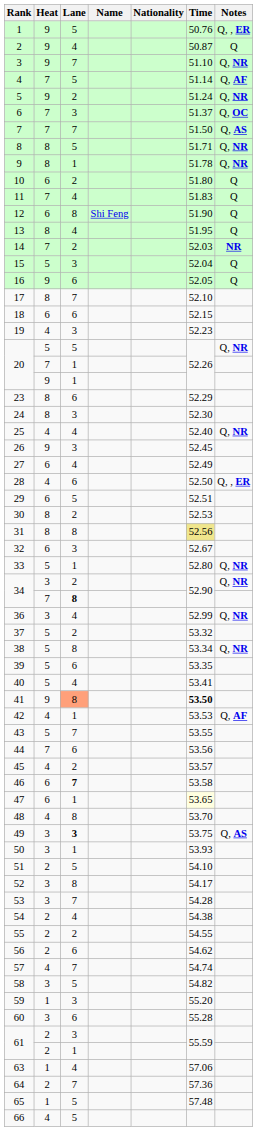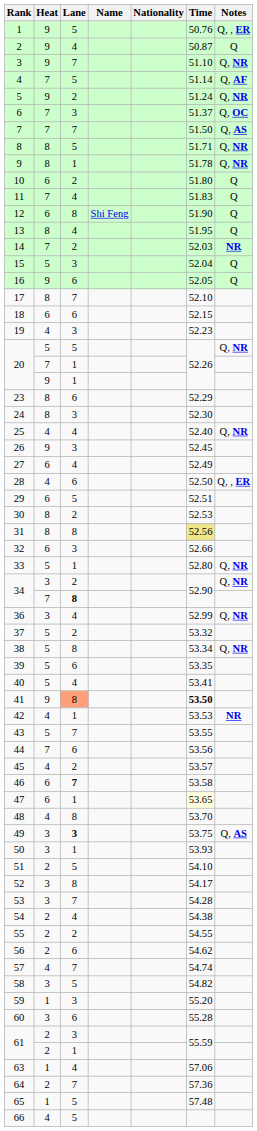(201, 548) 52.67 -> (201, 548) 52.66
(234, 716) Q, AF -> (234, 716) NR
